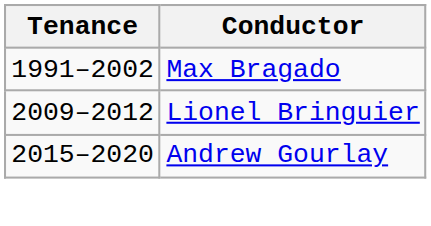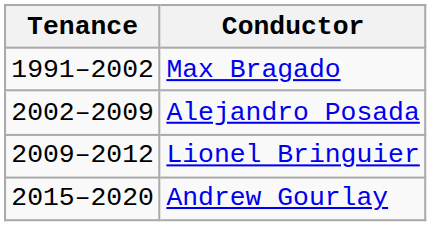+ row: (293, 113)
